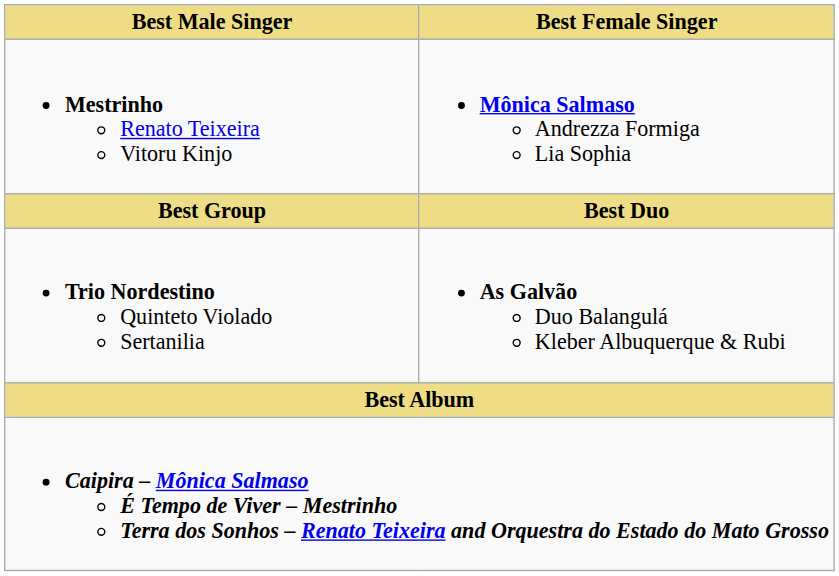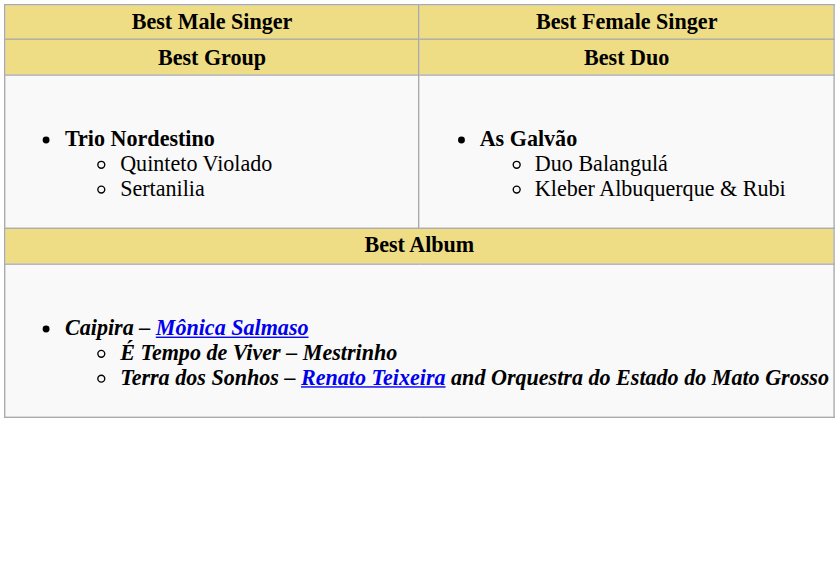- row: (212, 129)
